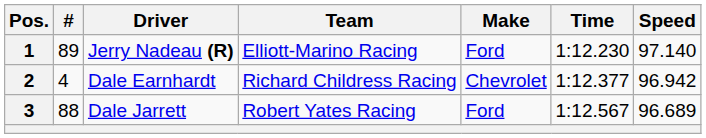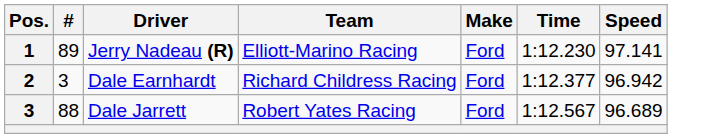(667, 50) 97.140 -> (634, 50) 97.141
(63, 80) 4 -> (63, 80) 3
(506, 80) Chevrolet -> (485, 80) Ford
